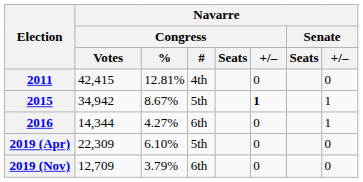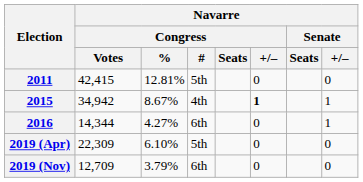(199, 80) 4th -> (199, 80) 5th
(199, 101) 5th -> (199, 101) 4th
